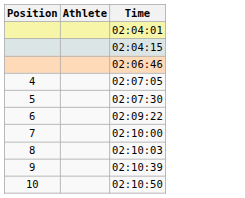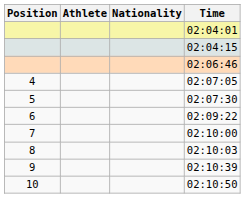+ column: (147, 13)
